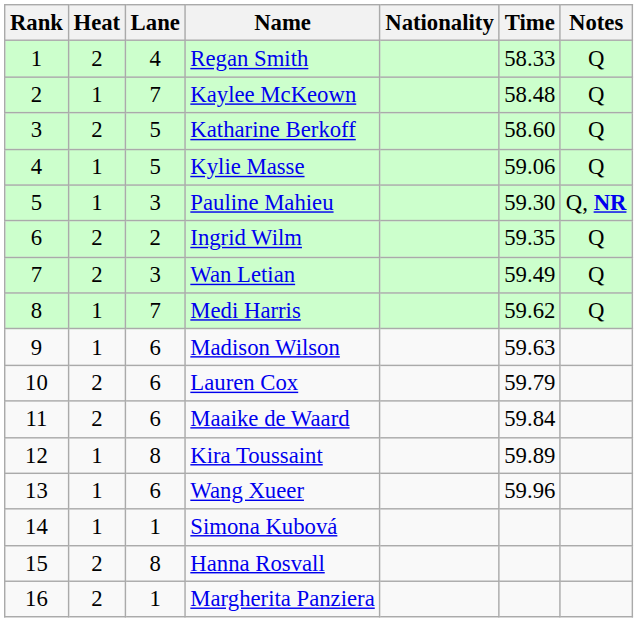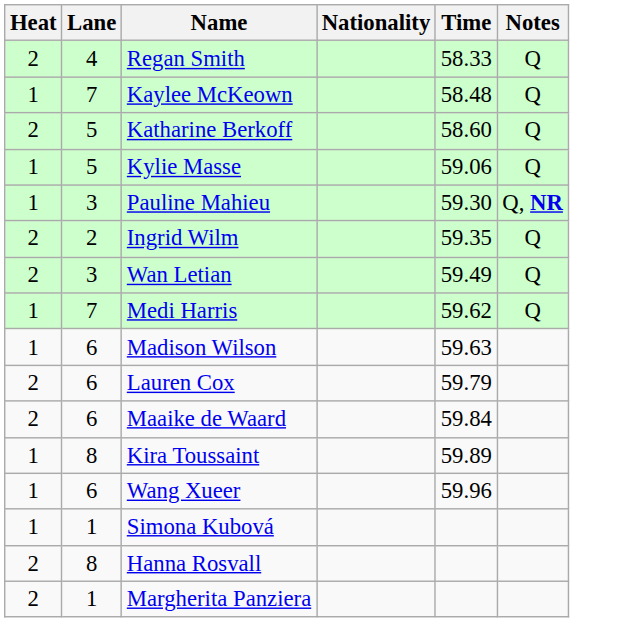- column: (36, 22)
